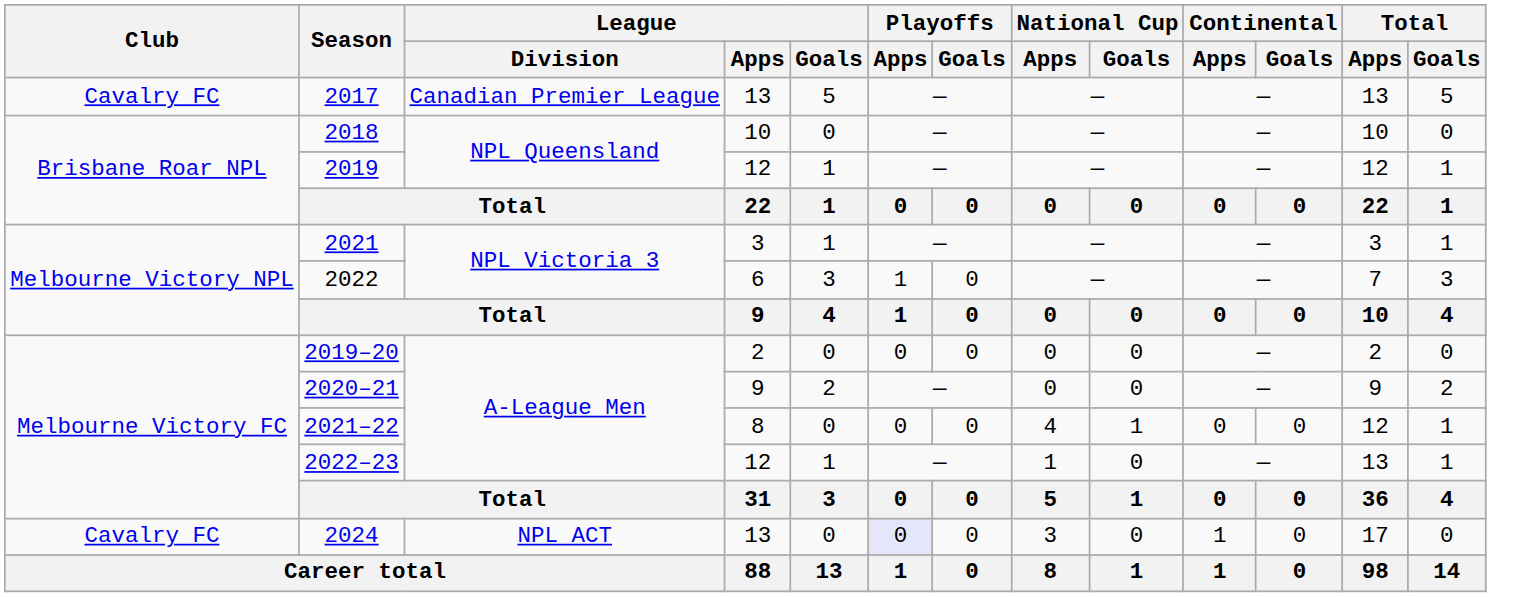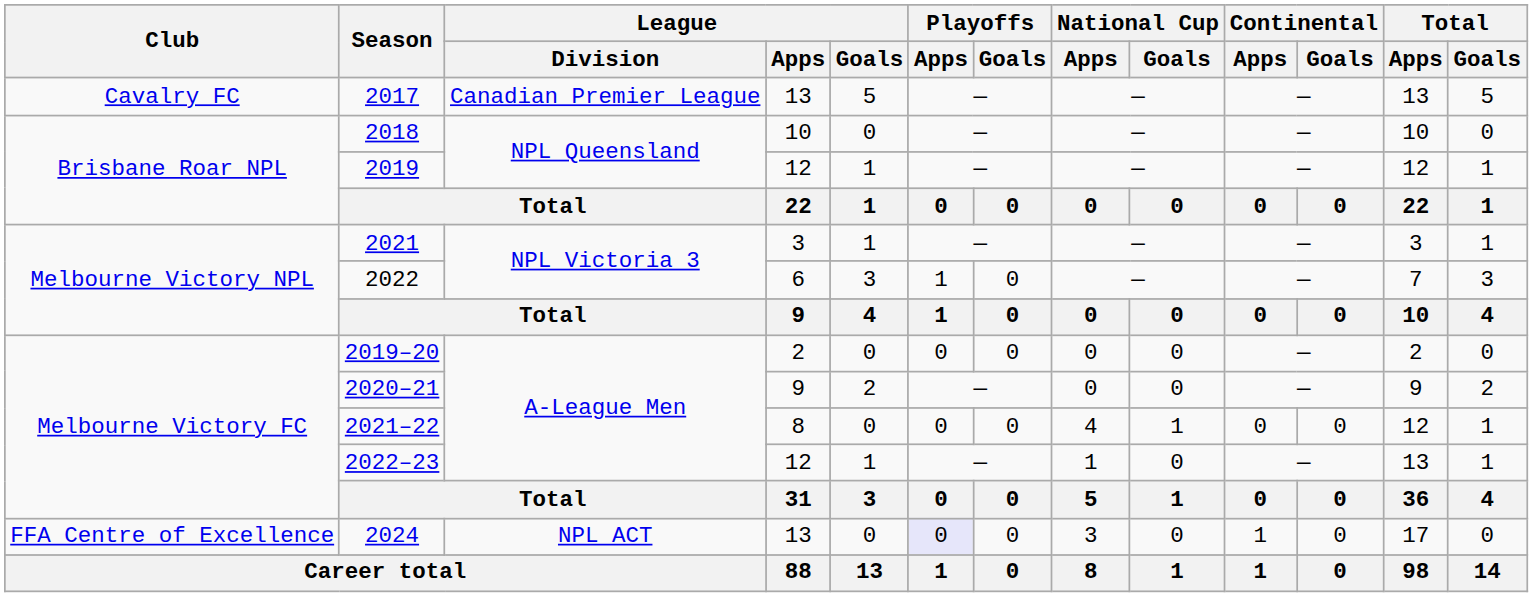(152, 536) Cavalry FC -> (172, 536) FFA Centre of Excellence
